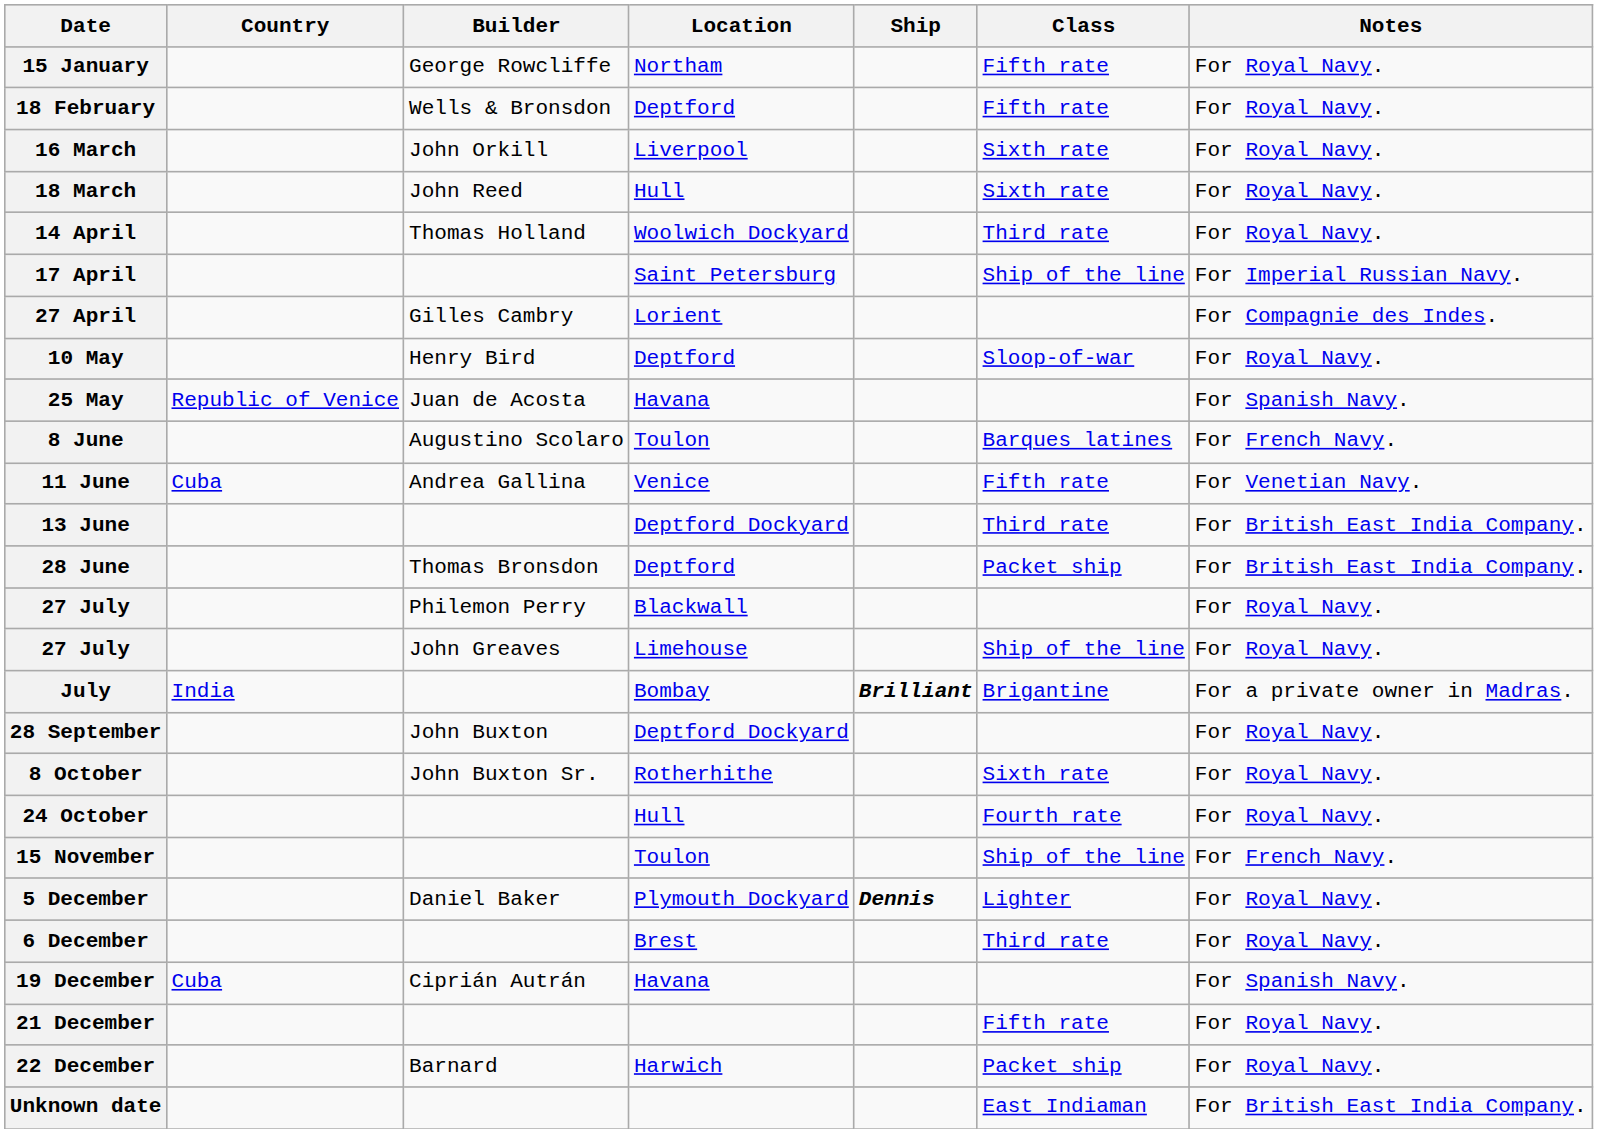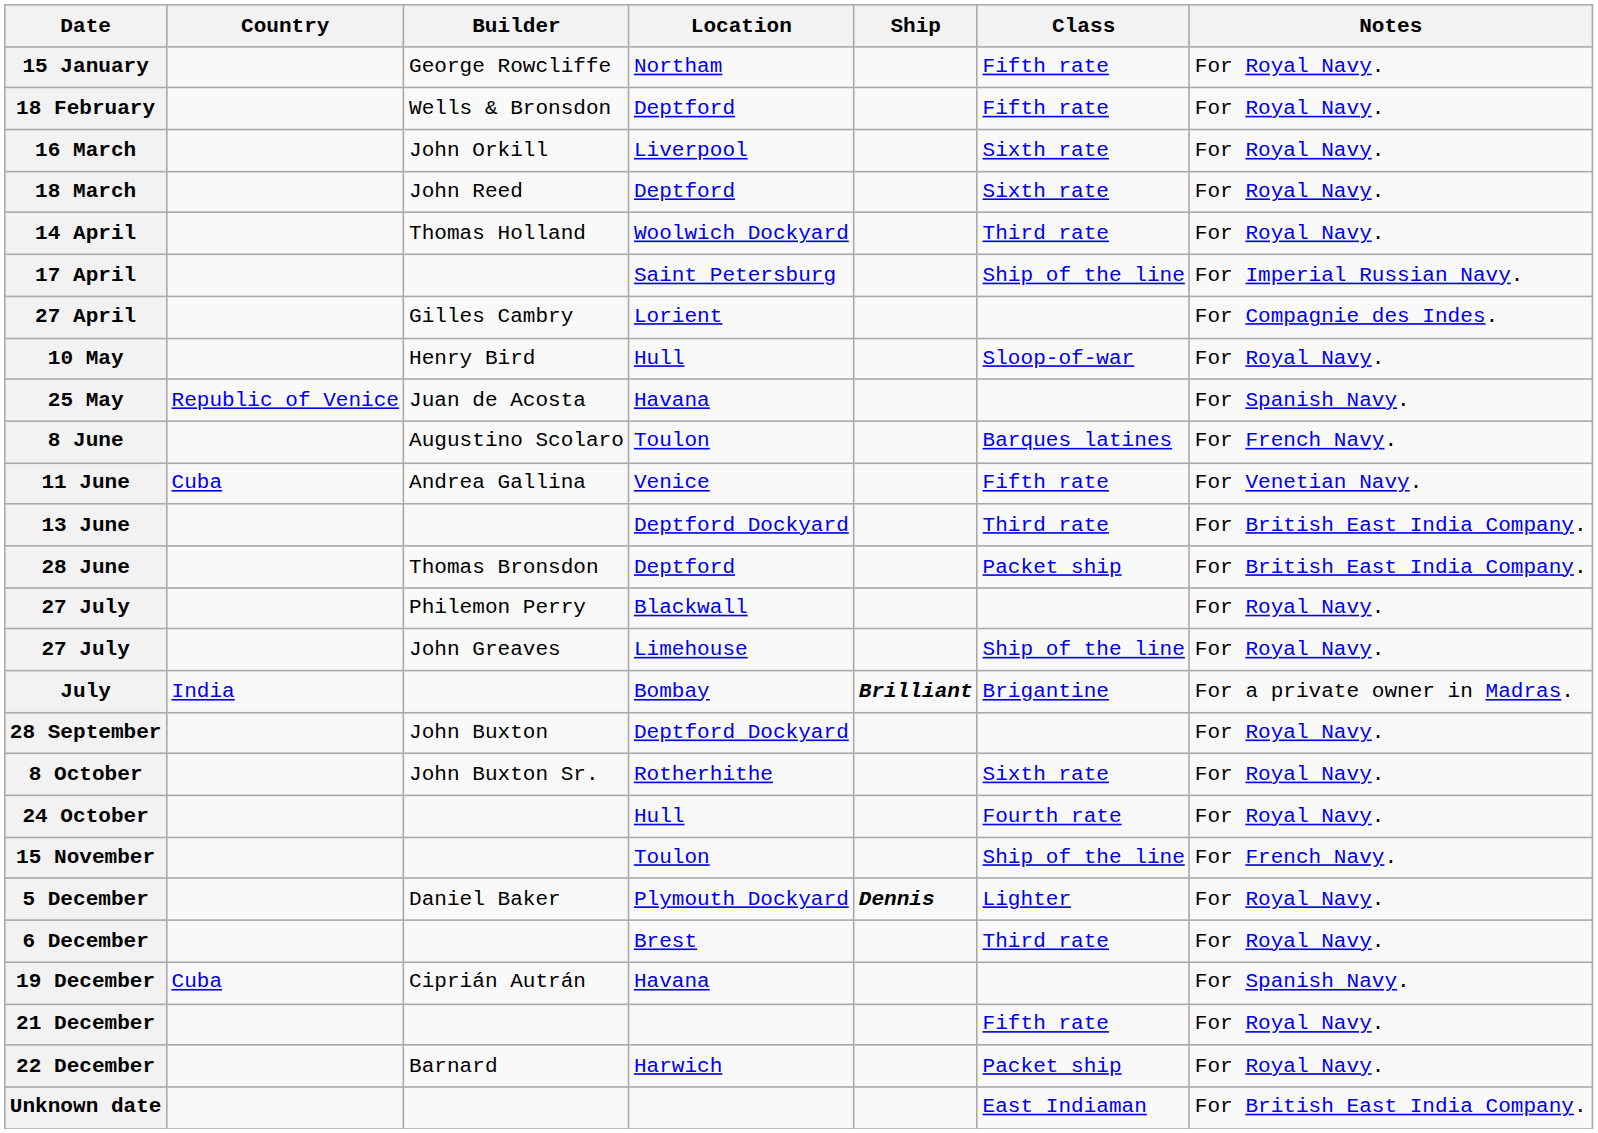(659, 192) Hull -> (684, 192) Deptford
(684, 358) Deptford -> (659, 358) Hull
